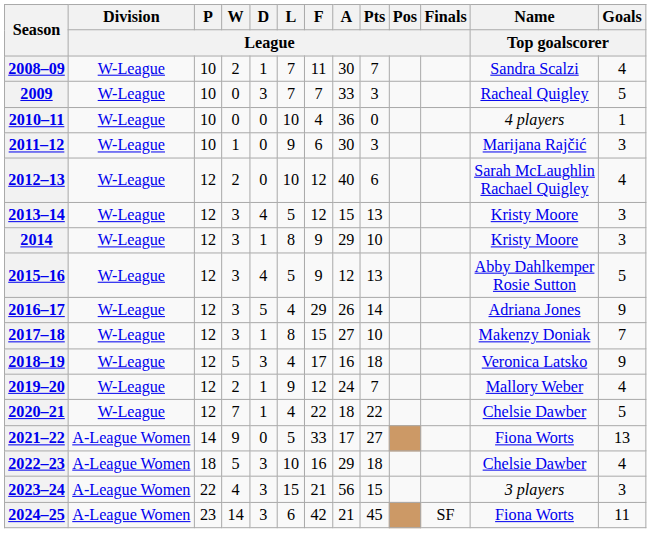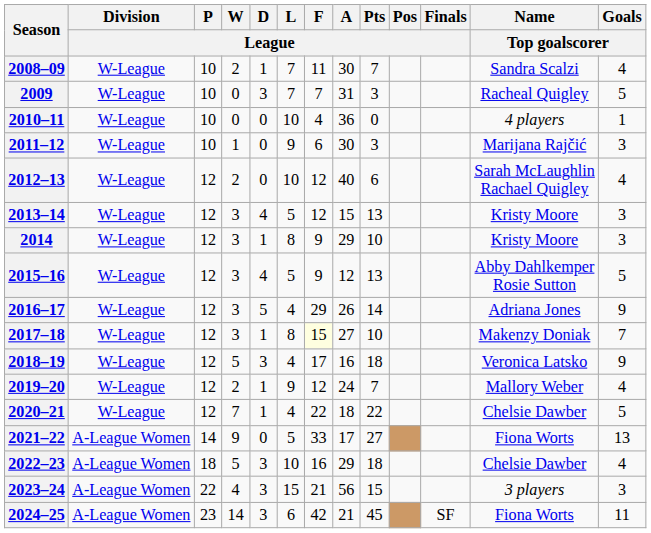(346, 94) 33 -> (346, 94) 31
(319, 335) no background -> (319, 335) lightyellow background
